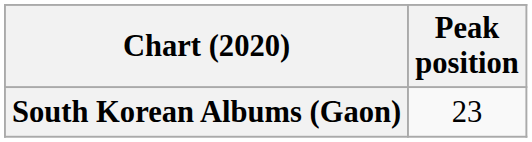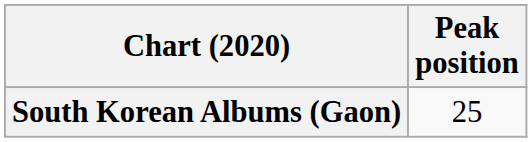(467, 111) 23 -> (467, 111) 25
